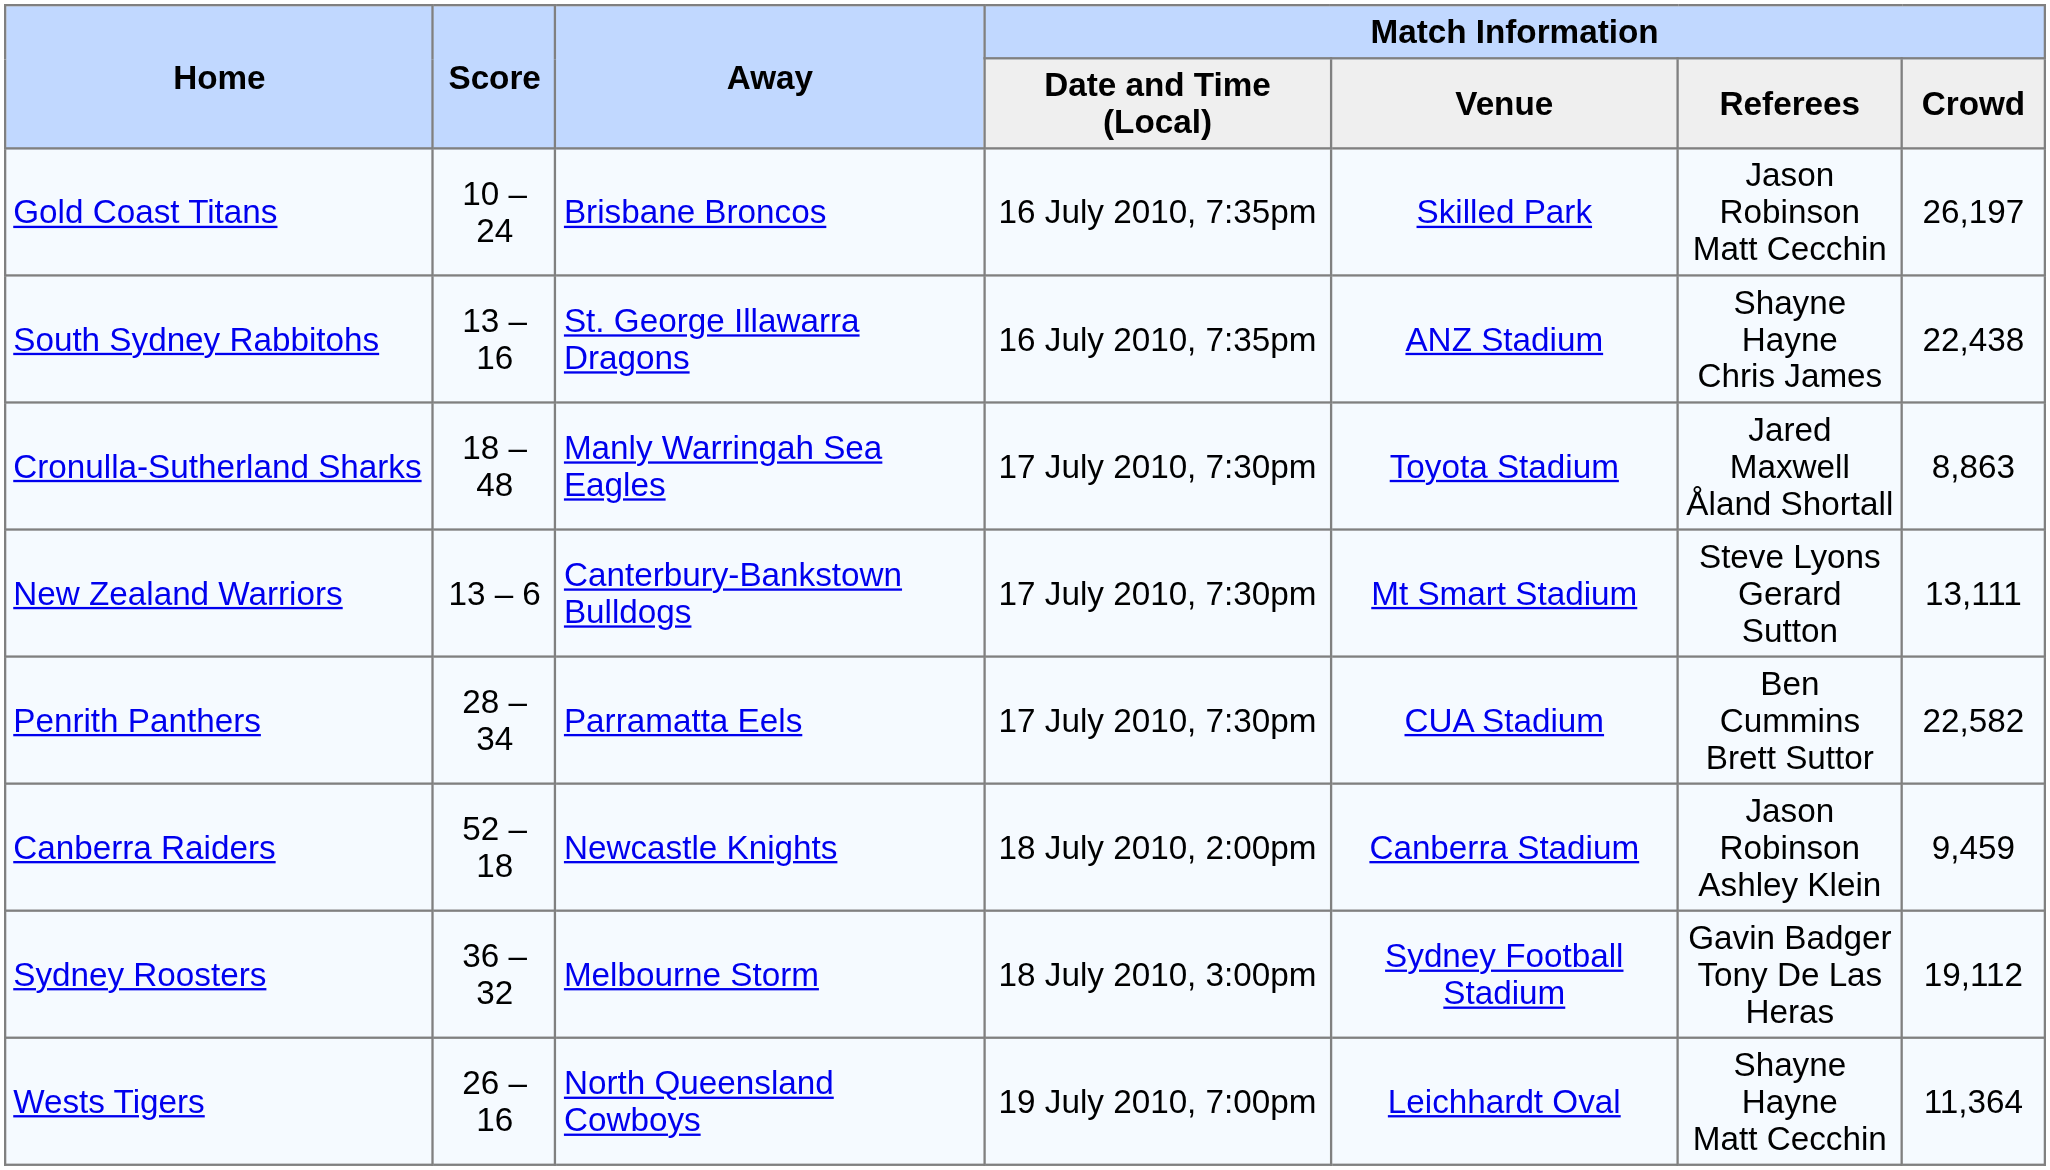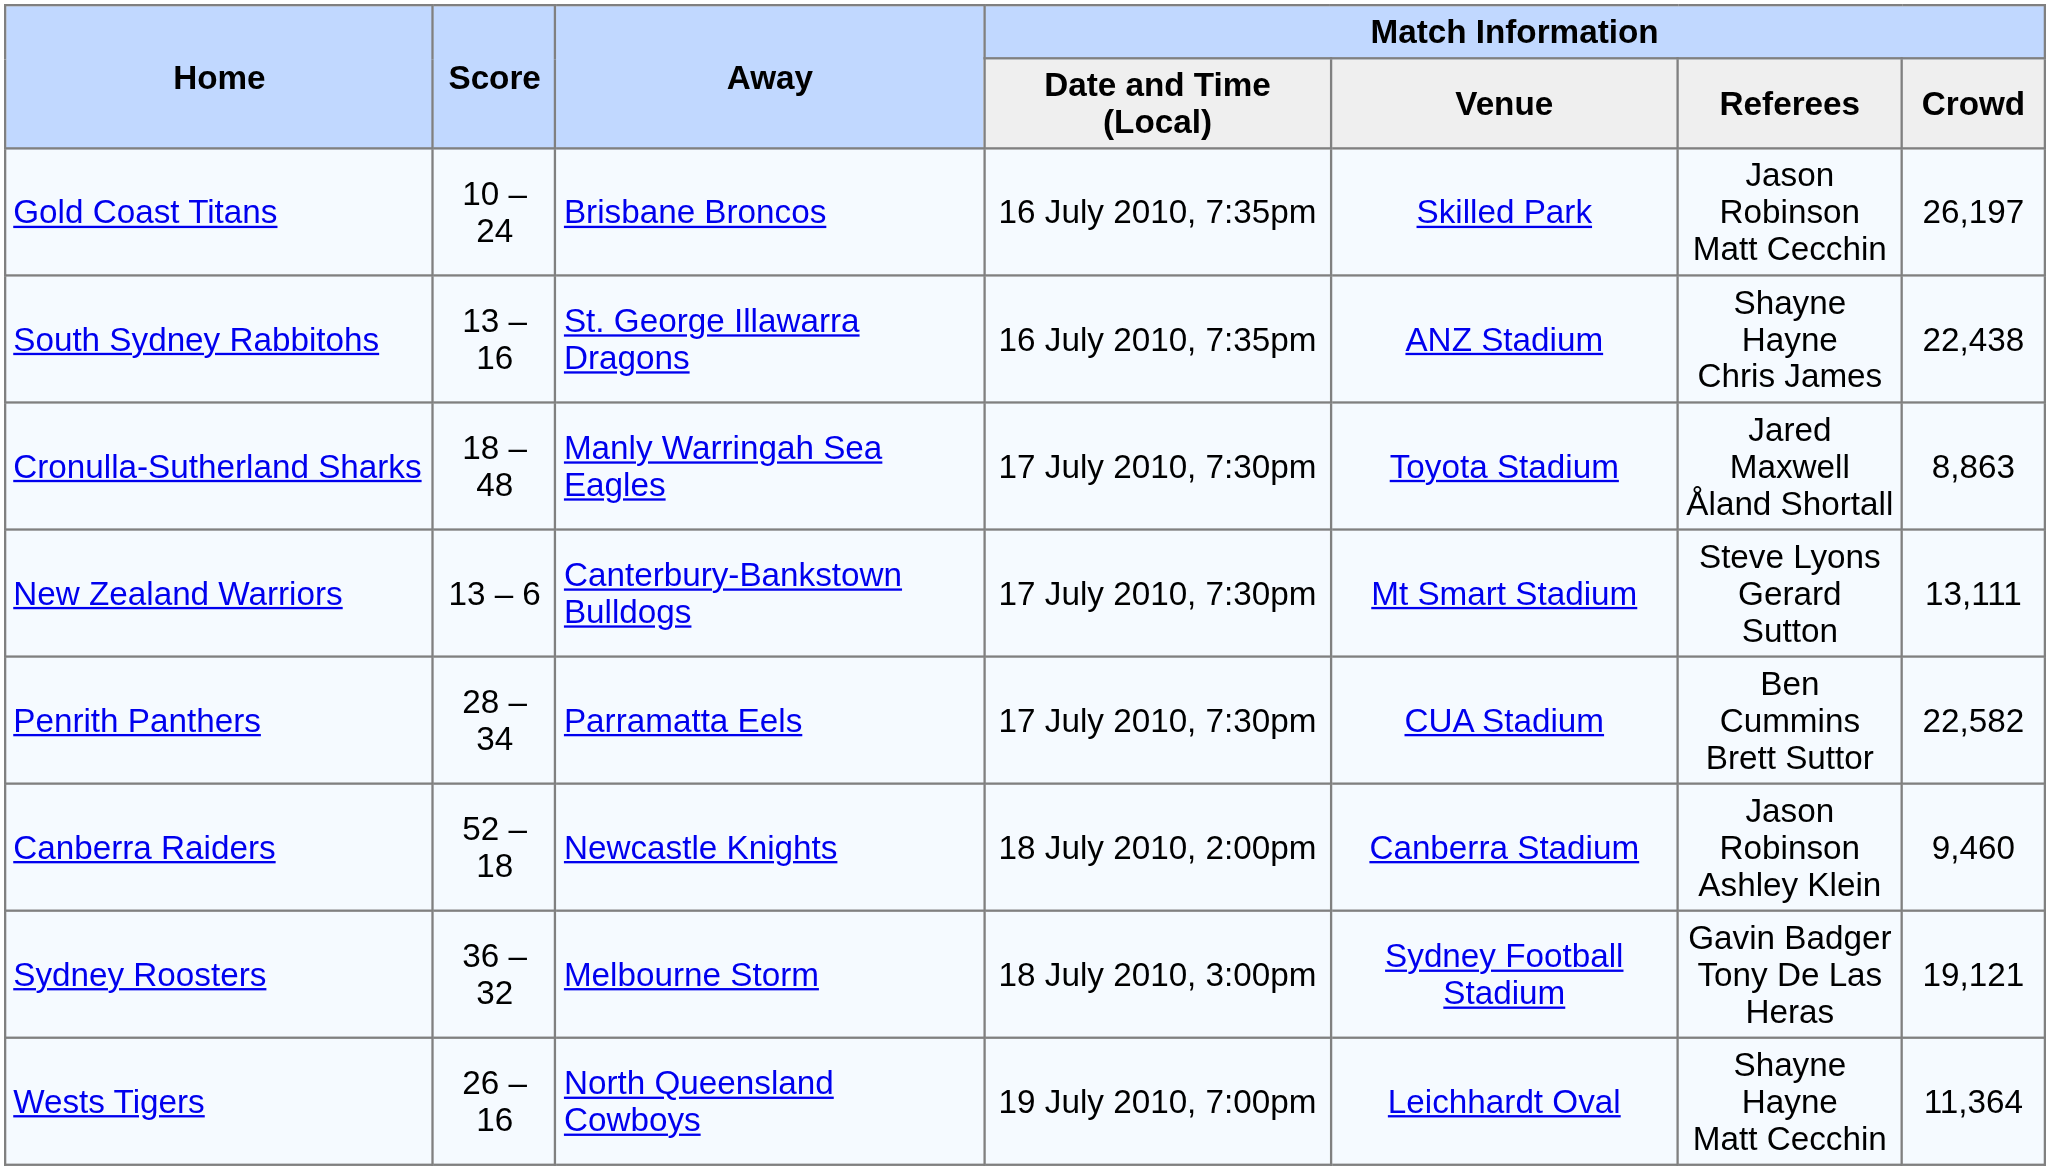(1973, 847) 9,459 -> (1973, 847) 9,460
(1973, 974) 19,112 -> (1973, 974) 19,121
